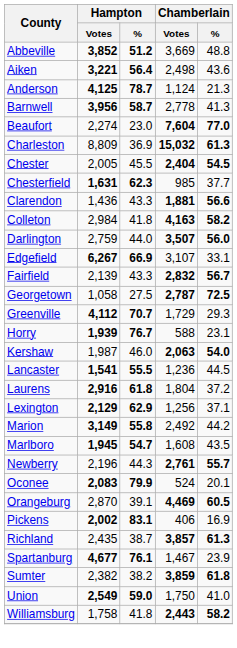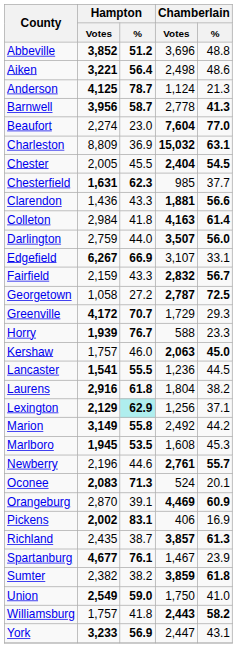(180, 51) 3,669 -> (180, 51) 3,696
(218, 70) 43.6 -> (218, 70) 48.6
(218, 107) normal -> (218, 107) bold
(218, 145) 61.3 -> (218, 145) 63.1
(218, 220) 58.2 -> (218, 220) 61.4
(103, 276) 2,139 -> (103, 276) 2,159
(141, 295) 27.5 -> (141, 295) 27.2
(103, 314) 4,112 -> (103, 314) 4,172
(218, 333) 23.1 -> (218, 333) 23.3
(103, 351) 1,987 -> (103, 351) 1,757
(218, 351) 54.0 -> (218, 351) 45.0
(218, 389) 37.2 -> (218, 389) 38.2
(141, 408) no background -> (141, 408) paleturquoise background
(141, 445) 54.7 -> (141, 445) 53.5
(218, 445) 43.5 -> (218, 445) 45.3
(141, 464) 44.3 -> (141, 464) 44.6
(141, 483) 79.9 -> (141, 483) 71.3
(218, 502) 60.5 -> (218, 502) 60.9
(103, 614) 1,758 -> (103, 614) 1,757
+ row: (19, 633)
